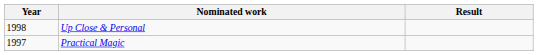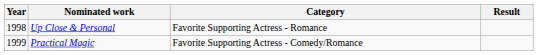+ column: (325, 12)
(16, 43) 1997 -> (16, 43) 1999
